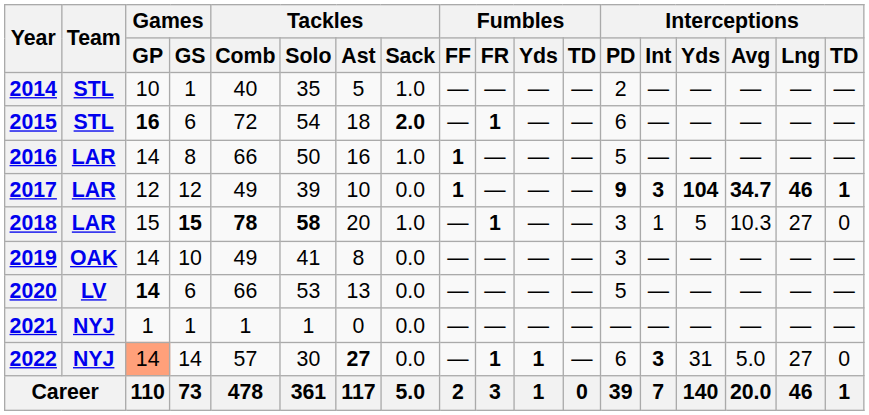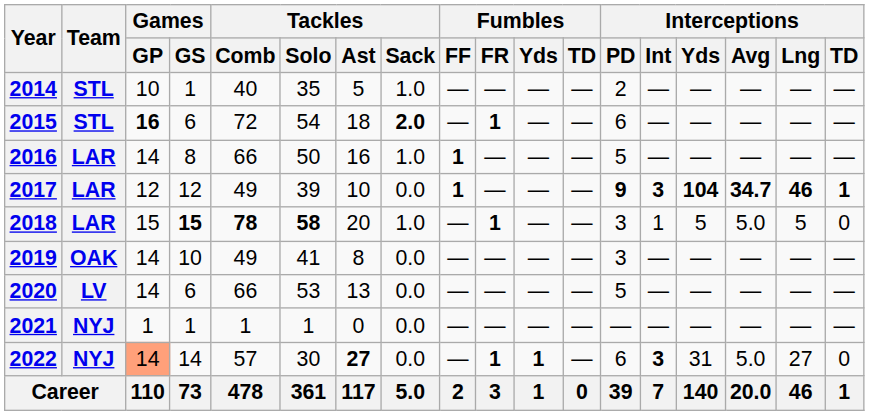(751, 223) 10.3 -> (751, 223) 5.0
(801, 223) 27 -> (801, 223) 5
(148, 291) bold -> (148, 291) normal
